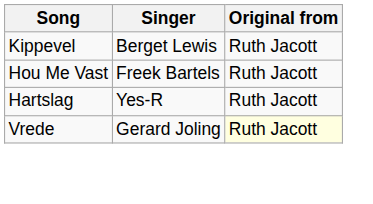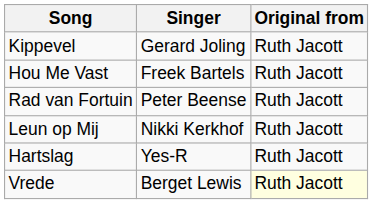(167, 45) Berget Lewis -> (193, 45) Gerard Joling
+ row: (71, 101)
+ row: (54, 128)
(168, 128) Gerard Joling -> (191, 184) Berget Lewis
